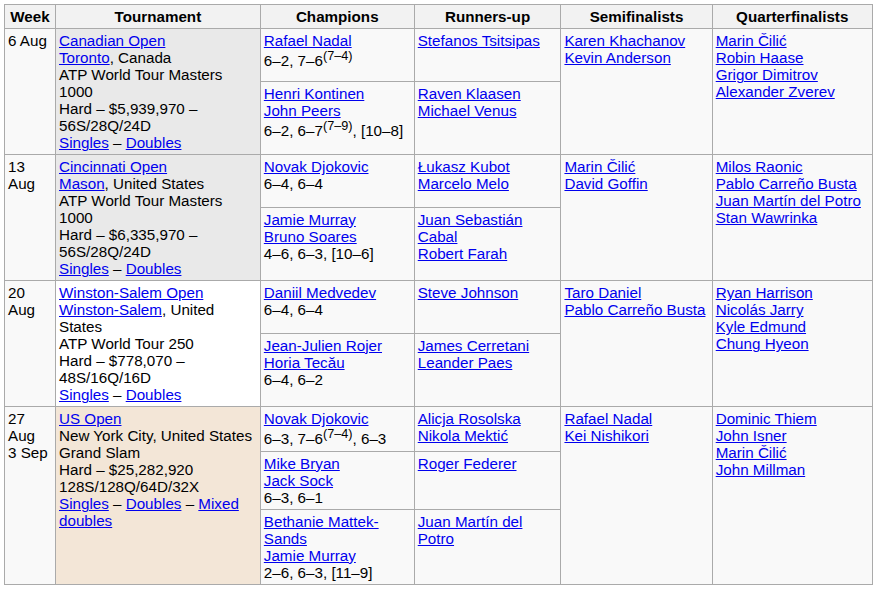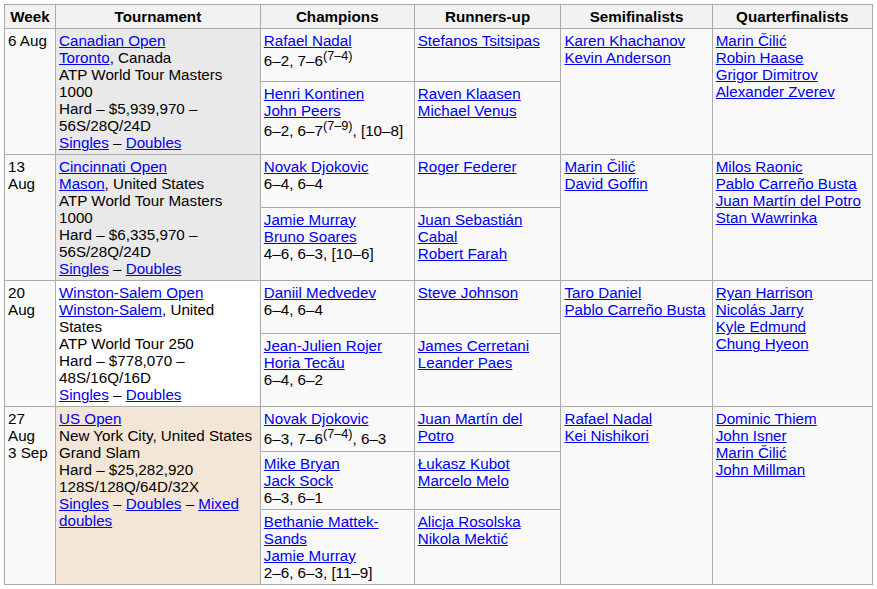(464, 175) Łukasz Kubot Marcelo Melo -> (467, 167) Roger Federer
(469, 427) Alicja Rosolska Nikola Mektić -> (470, 427) Juan Martín del Potro
(467, 463) Roger Federer -> (464, 472) Łukasz Kubot Marcelo Melo
(470, 530) Juan Martín del Potro -> (469, 530) Alicja Rosolska Nikola Mektić
